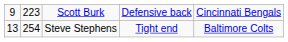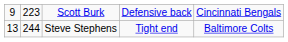(31, 28) 254 -> (31, 28) 244
